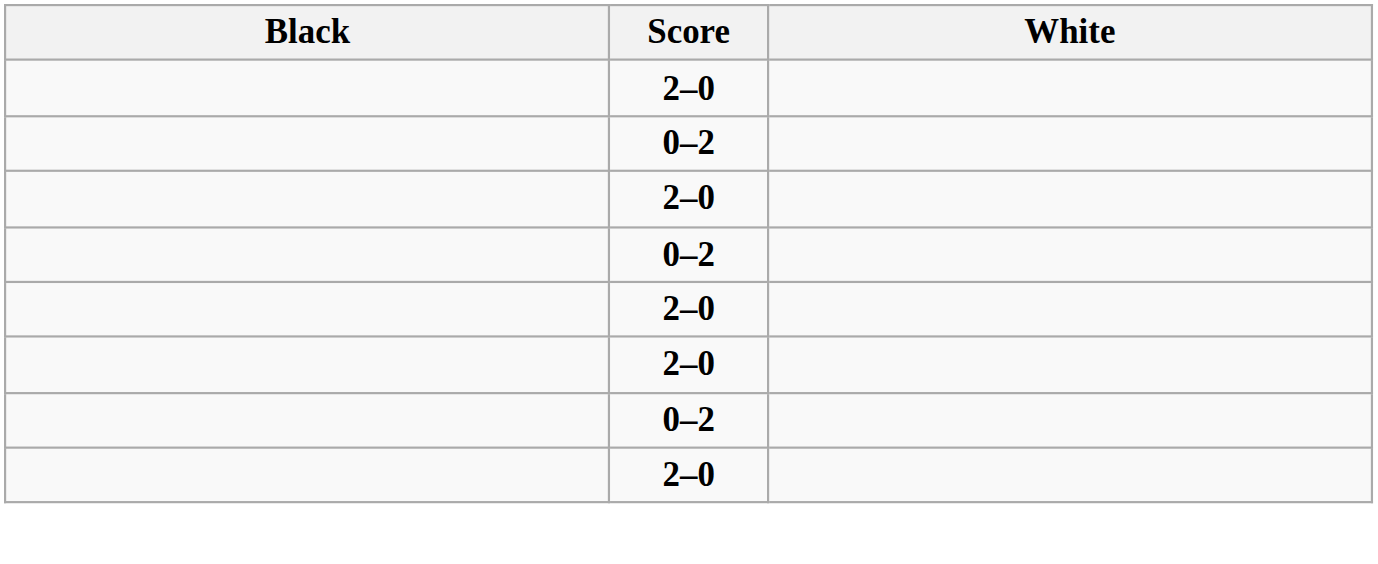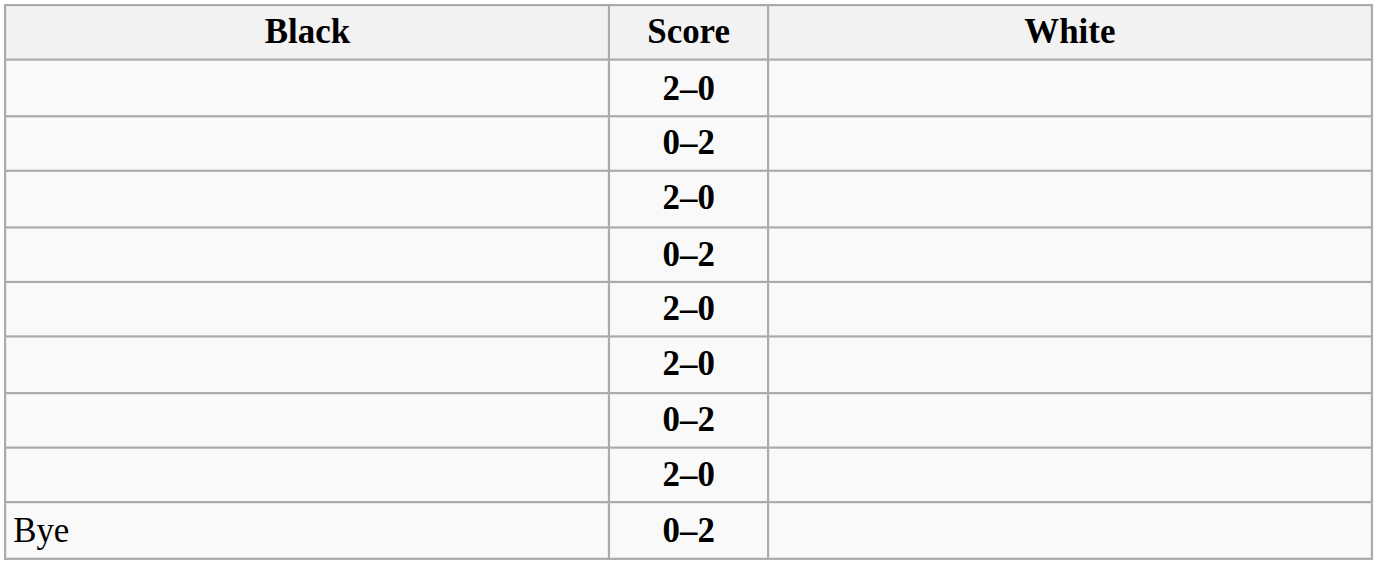+ row: (41, 530)
